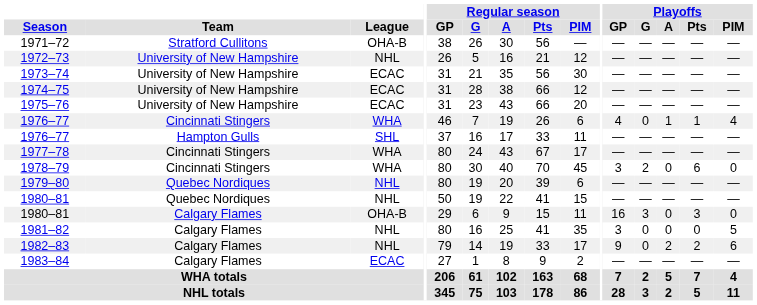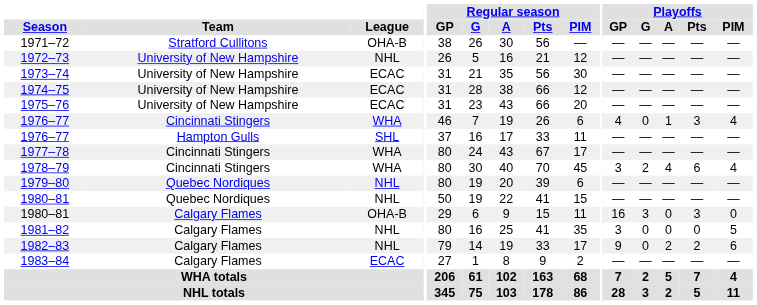(697, 121) 1 -> (697, 121) 3
(668, 167) 0 -> (668, 167) 4
(733, 167) 0 -> (733, 167) 4
